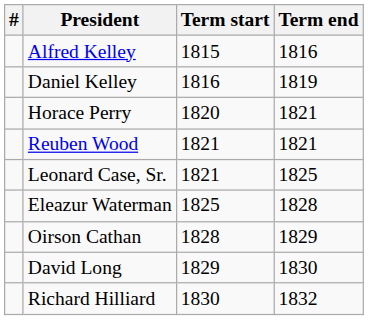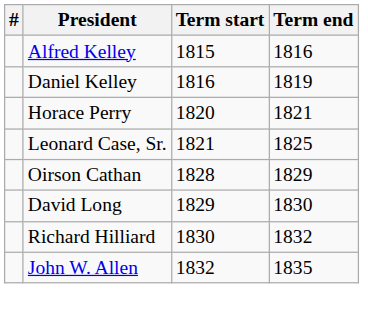- row: (83, 143)
- row: (100, 205)
+ row: (83, 267)
